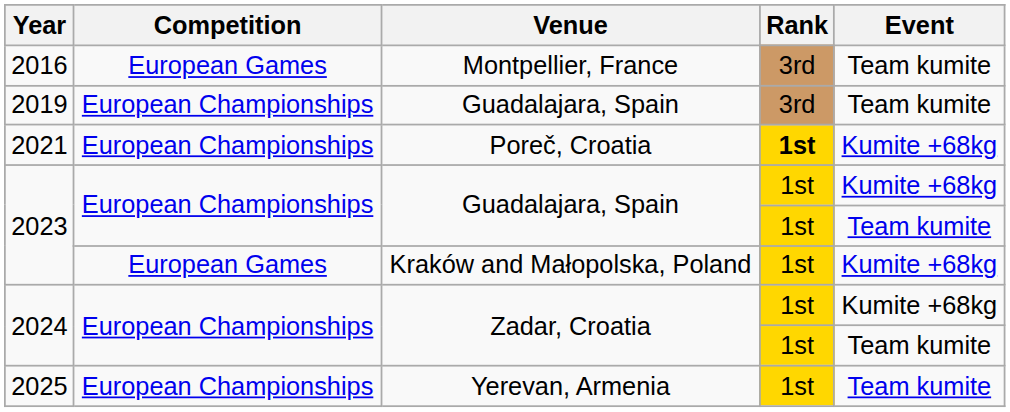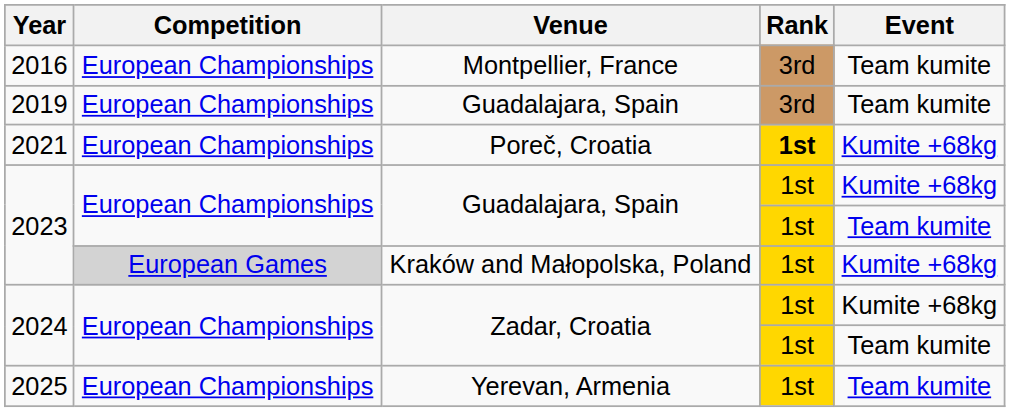(228, 65) European Games -> (228, 65) European Championships
(228, 266) no background -> (228, 266) lightgrey background
